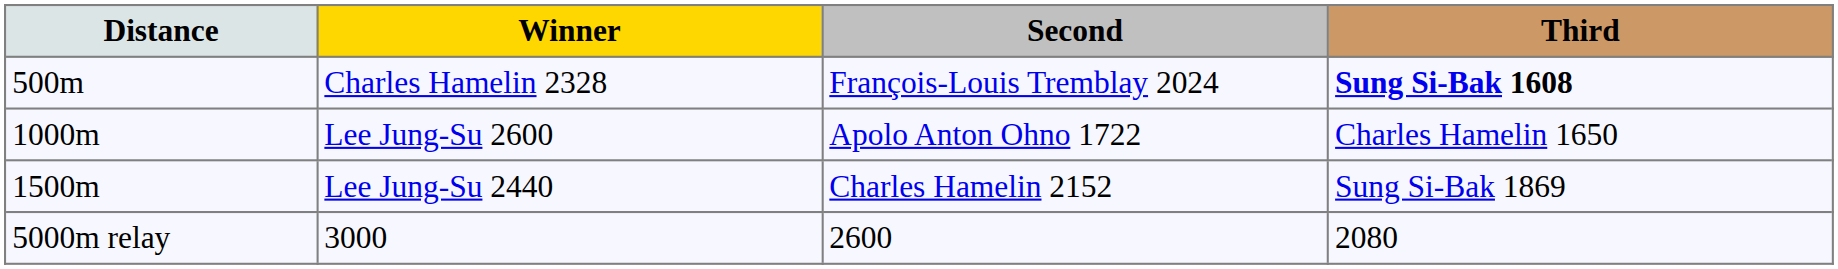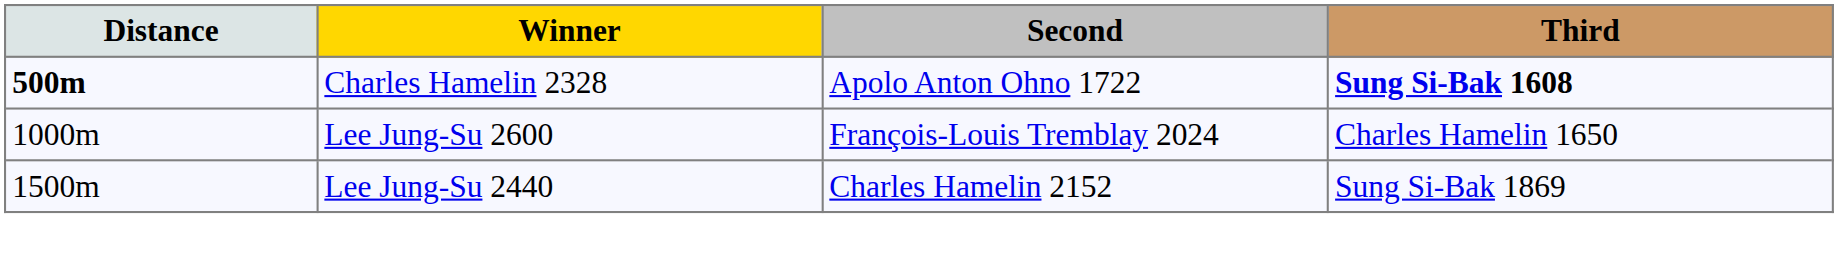(48, 82) normal -> (49, 82) bold
(1024, 82) François-Louis Tremblay 2024 -> (985, 82) Apolo Anton Ohno 1722
(985, 133) Apolo Anton Ohno 1722 -> (1024, 133) François-Louis Tremblay 2024
- row: (356, 237)
